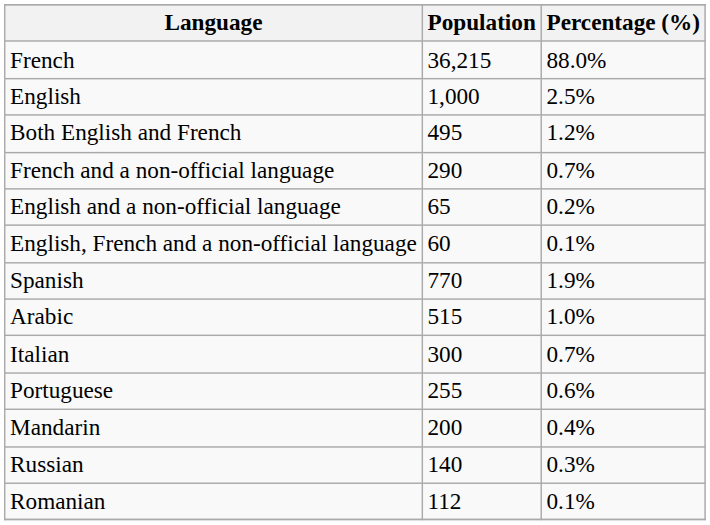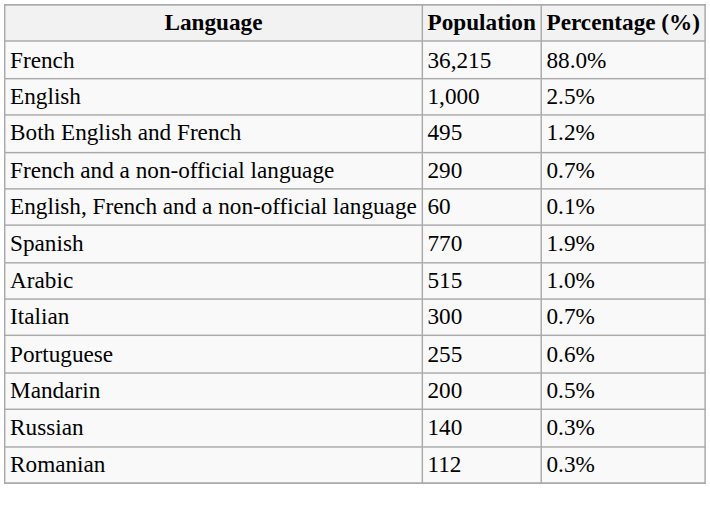- row: (175, 206)
(571, 427) 0.4% -> (571, 390) 0.5%
(571, 501) 0.1% -> (571, 464) 0.3%
